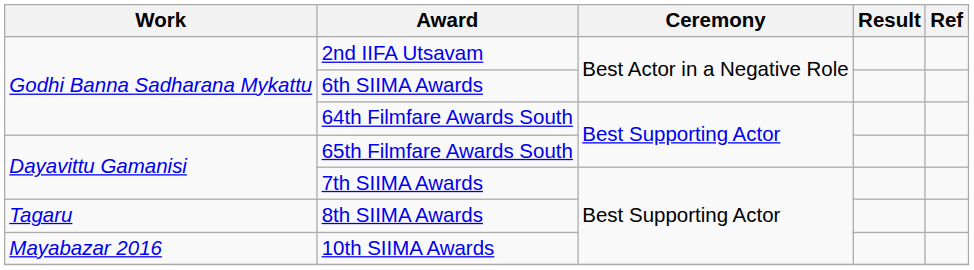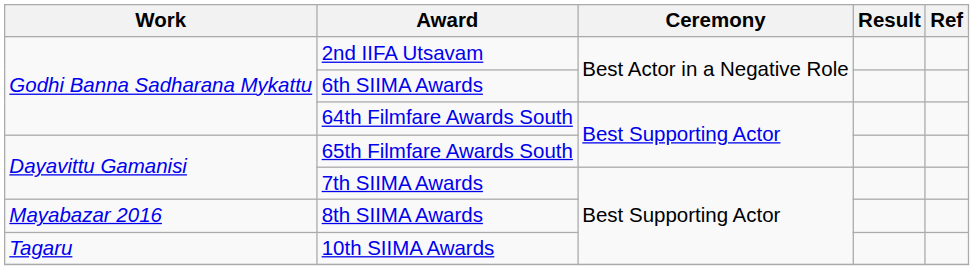(41, 215) Tagaru -> (86, 215) Mayabazar 2016
(86, 248) Mayabazar 2016 -> (41, 248) Tagaru
